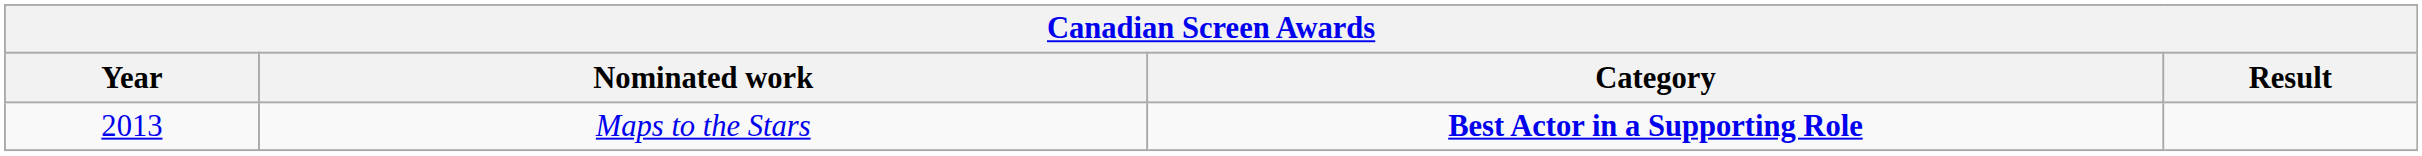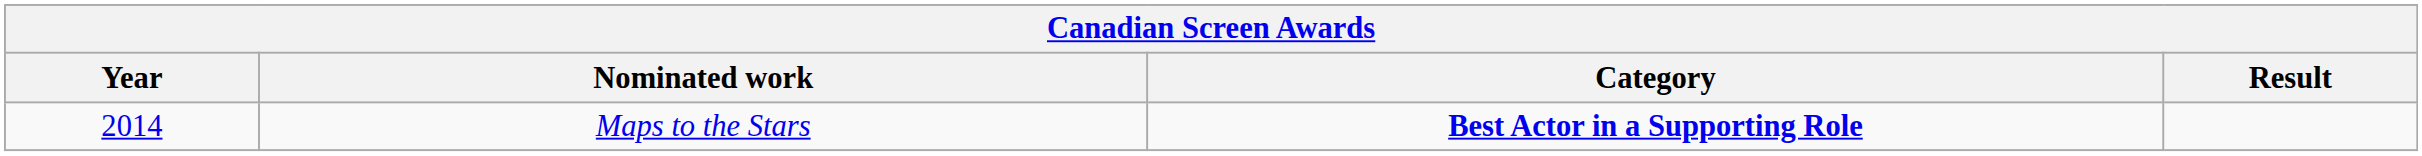(132, 125) 2013 -> (132, 125) 2014
